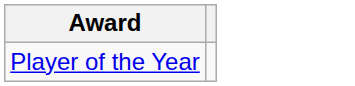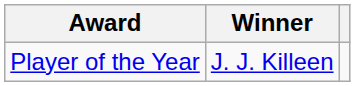+ column: (272, 23)
